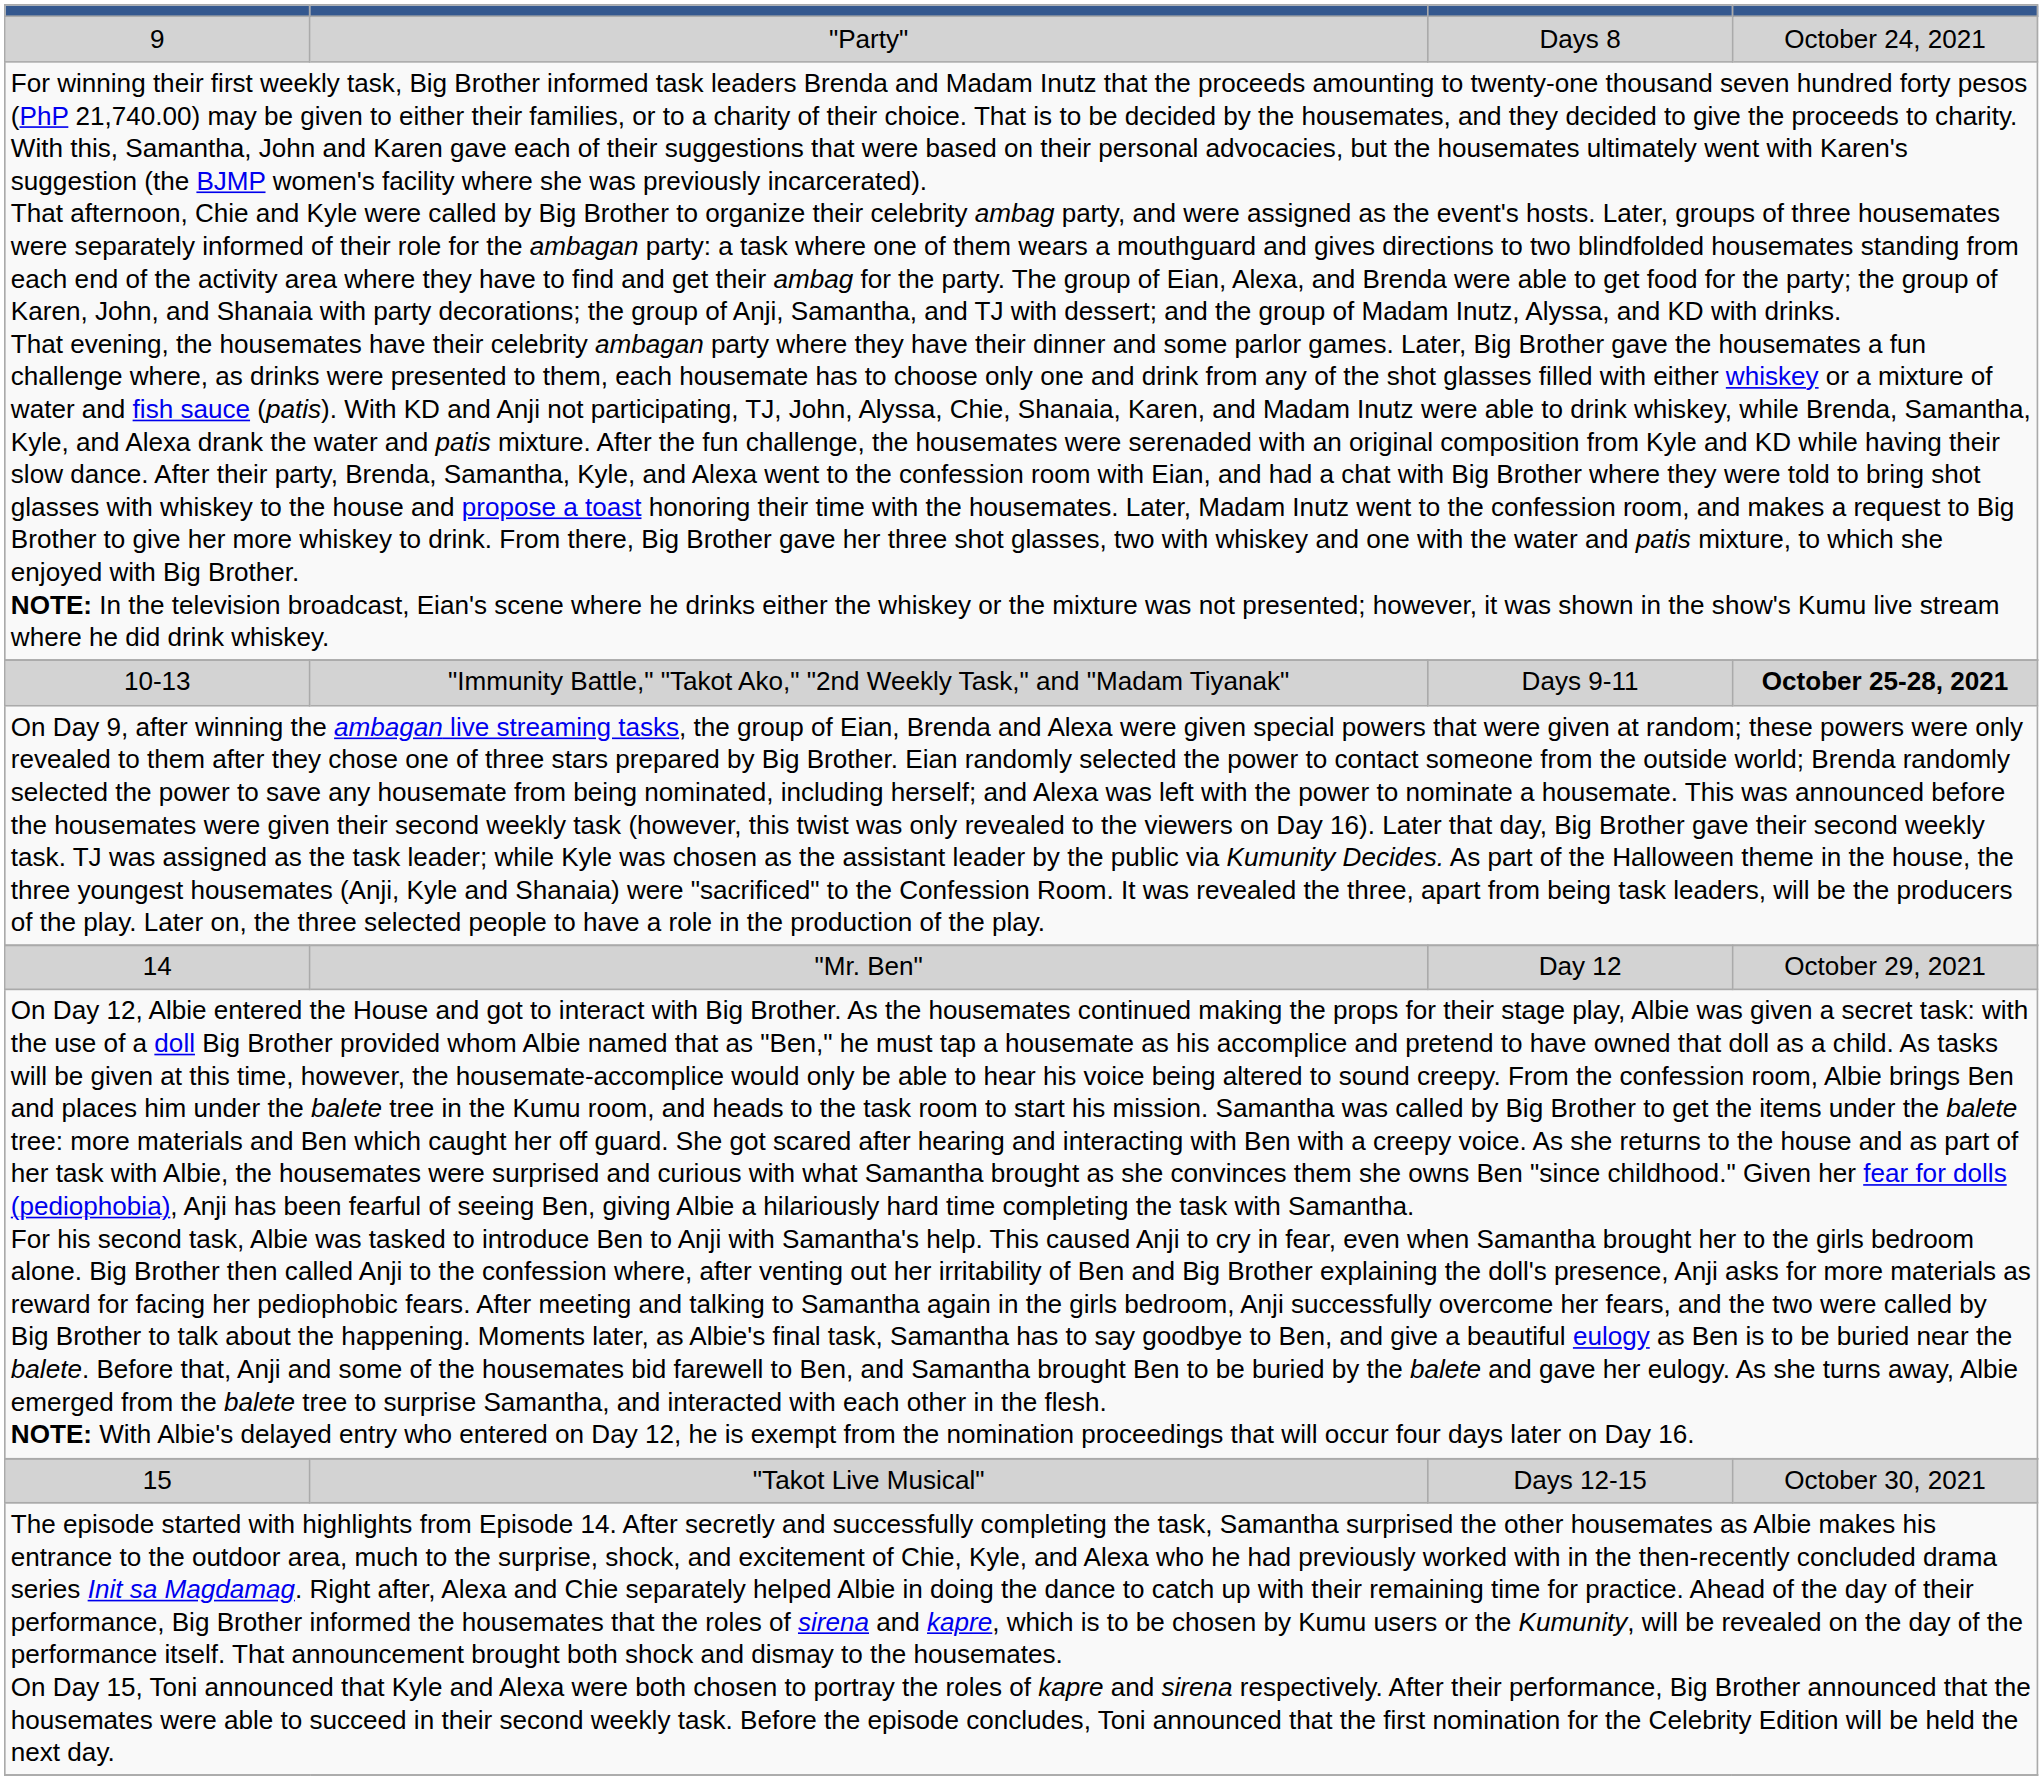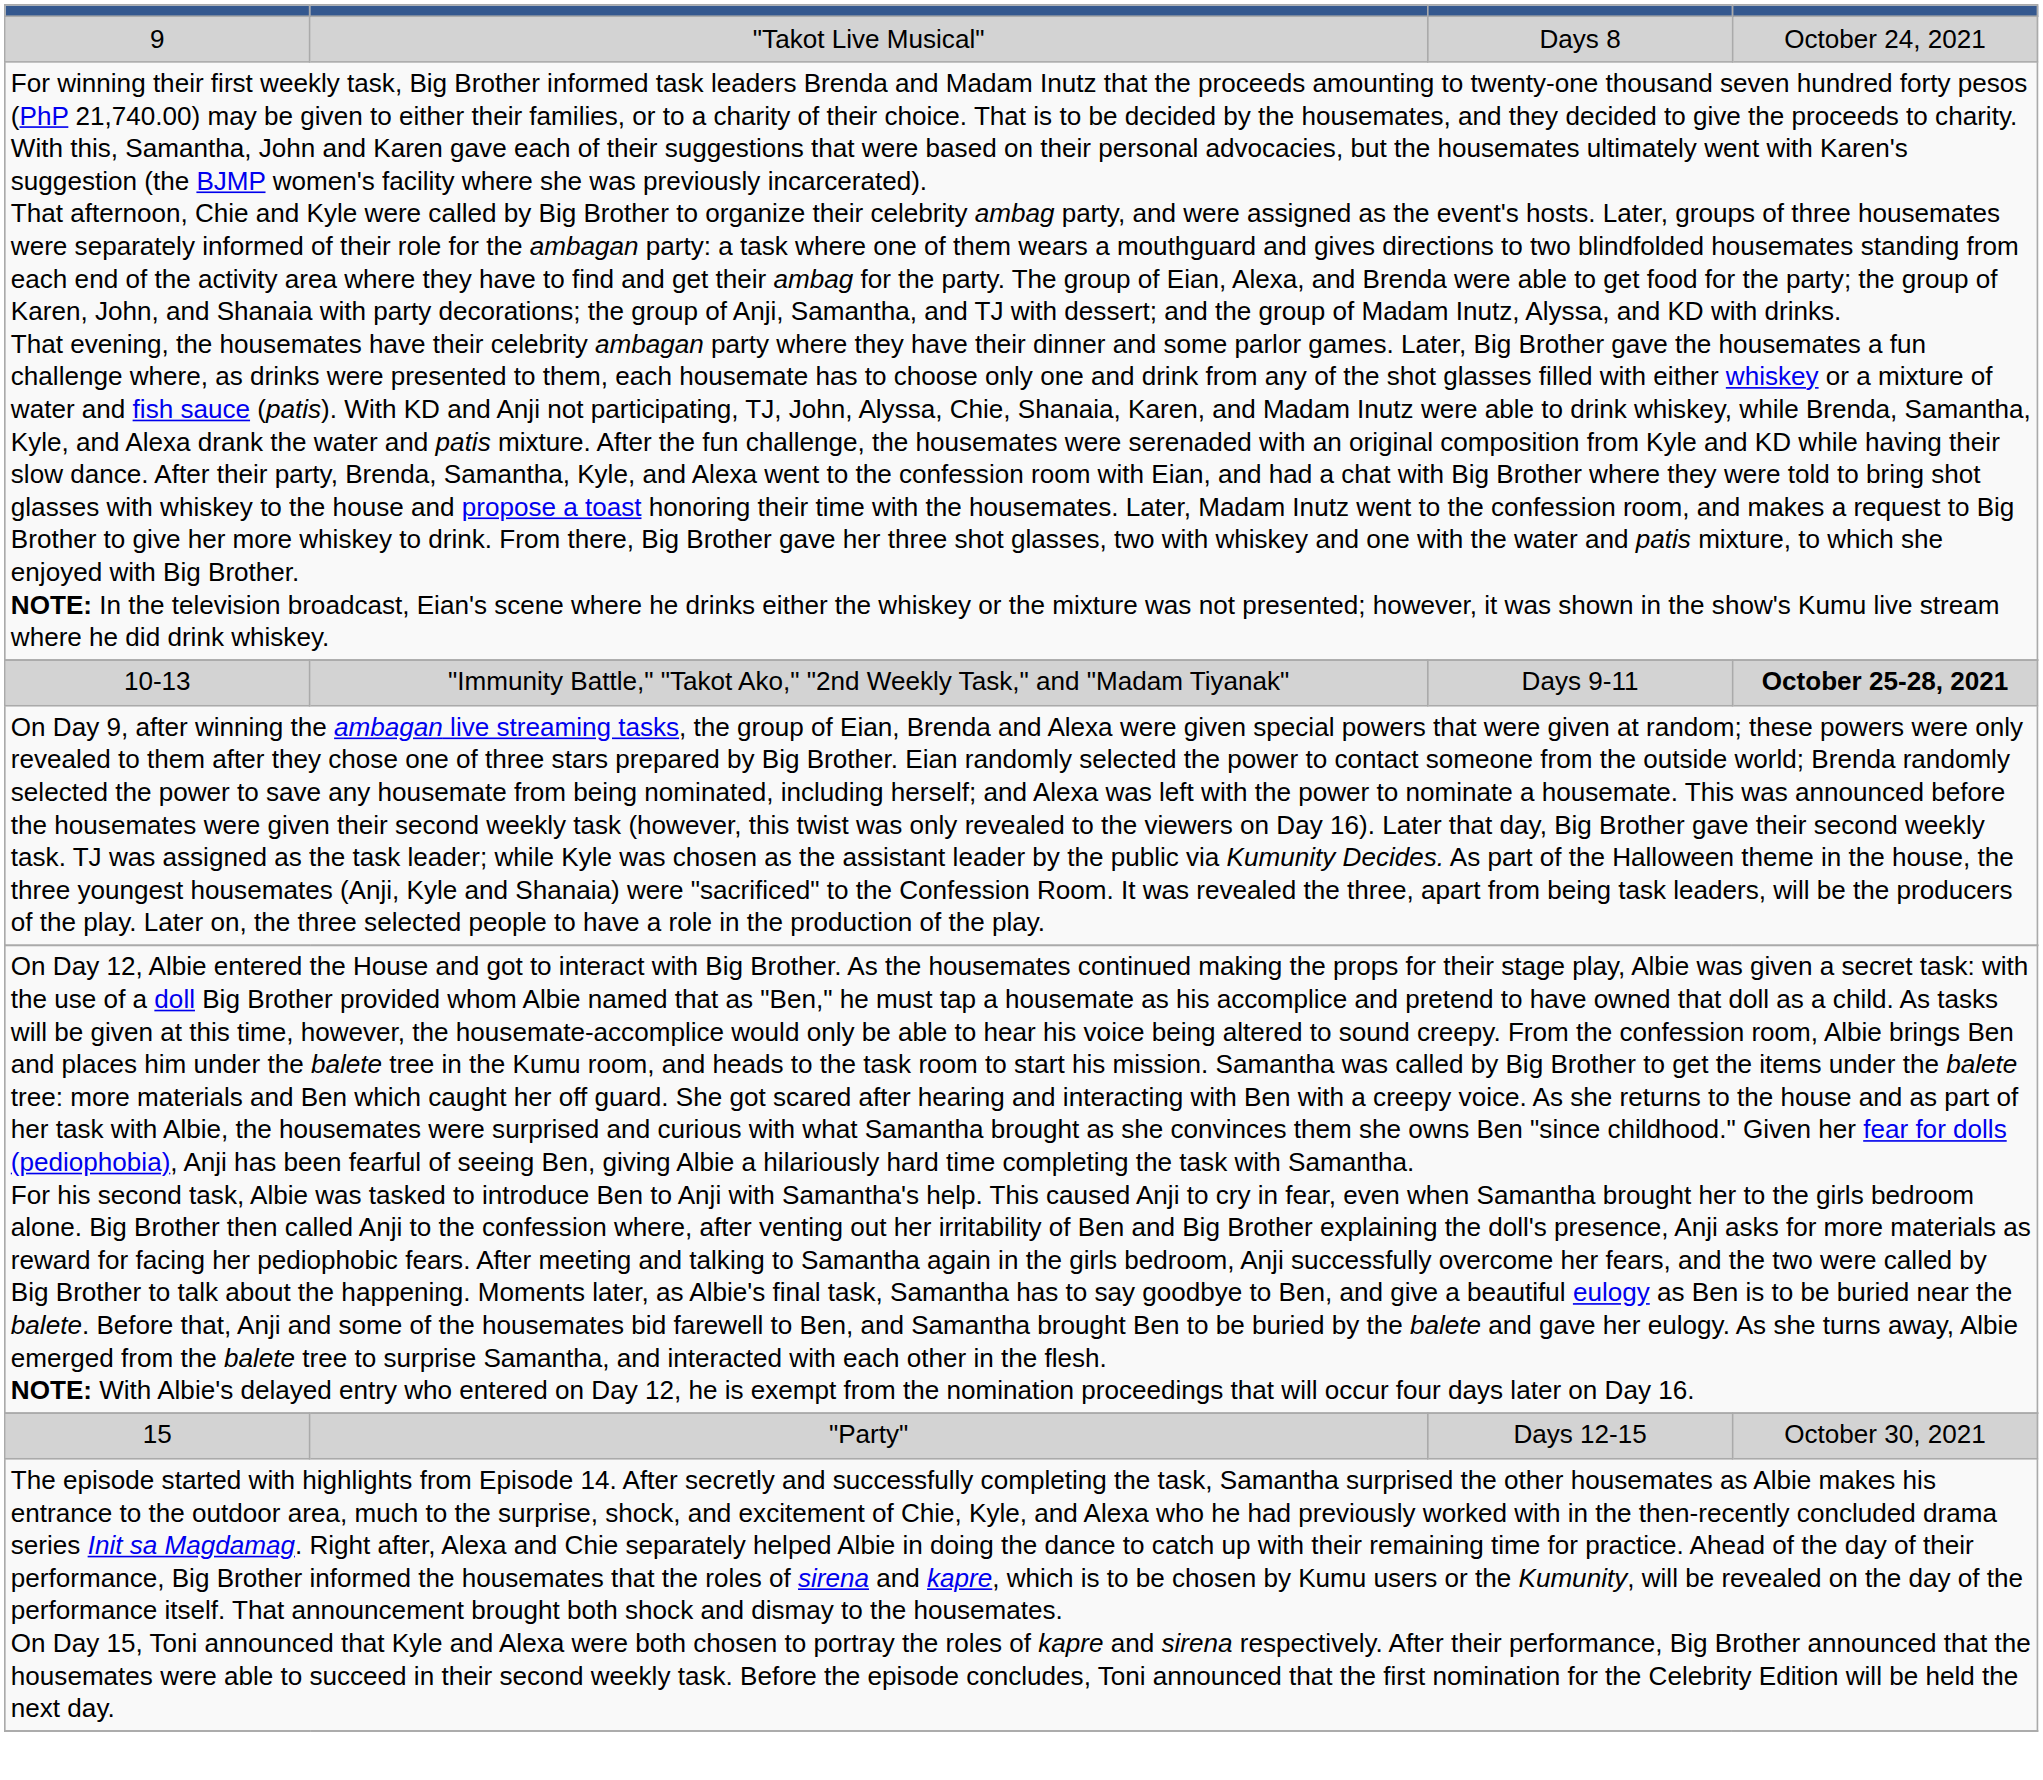(869, 38) "Party" -> (869, 38) "Takot Live Musical"
- row: (157, 967)
(869, 1480) "Takot Live Musical" -> (869, 1435) "Party"
